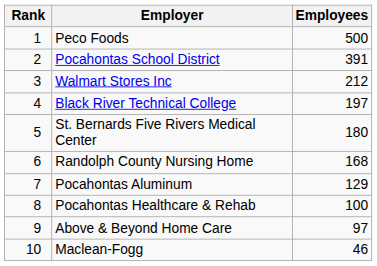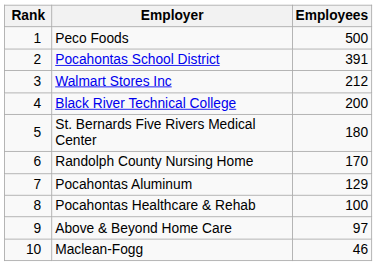(357, 103) 197 -> (357, 103) 200
(357, 162) 168 -> (357, 162) 170
